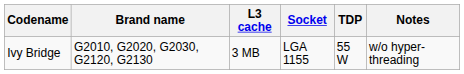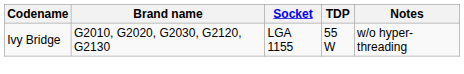- column: (255, 20)
